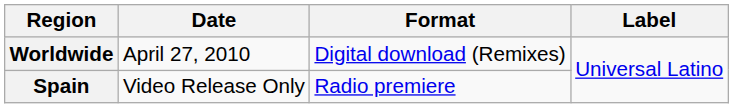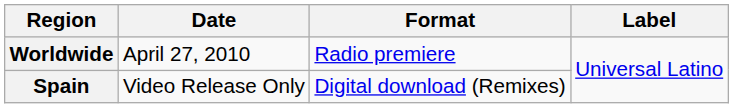(440, 53) Digital download (Remixes) -> (385, 53) Radio premiere
(385, 86) Radio premiere -> (440, 86) Digital download (Remixes)
